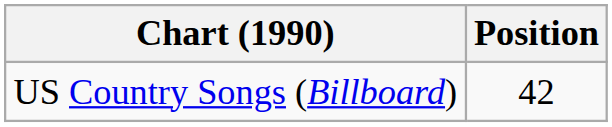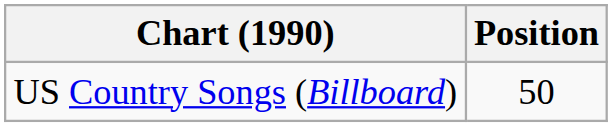(536, 90) 42 -> (536, 90) 50
